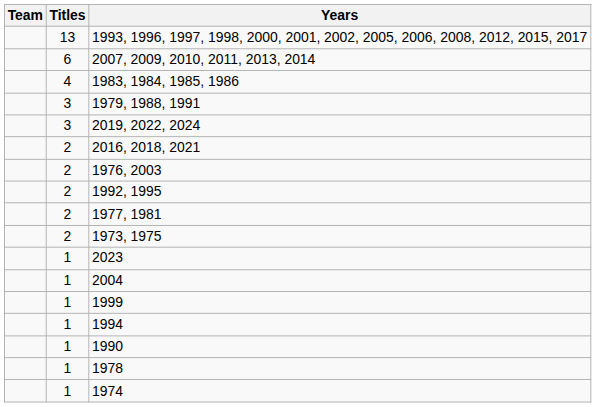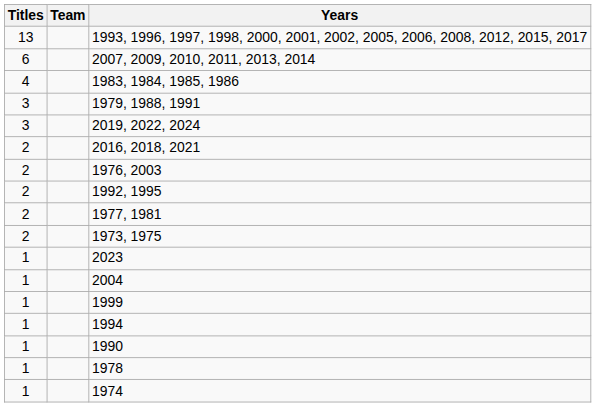columns swapped: (25, 15) <-> (67, 15)
